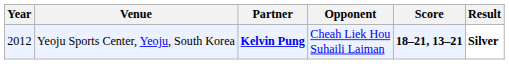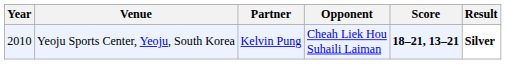(19, 41) 2012 -> (19, 41) 2010
(273, 41) bold -> (271, 41) normal
